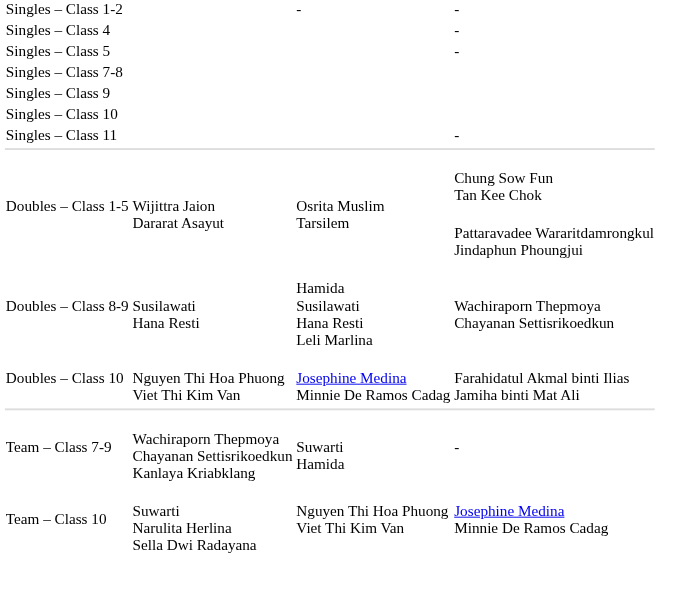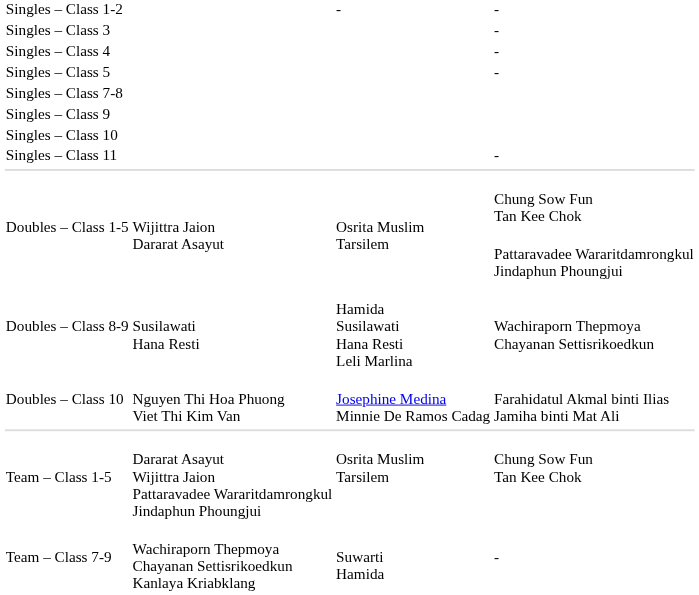+ row: (58, 30)
+ row: (59, 476)
- row: (56, 519)
